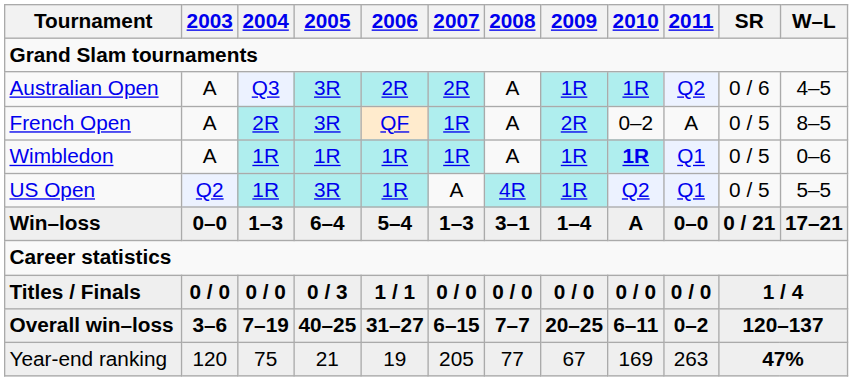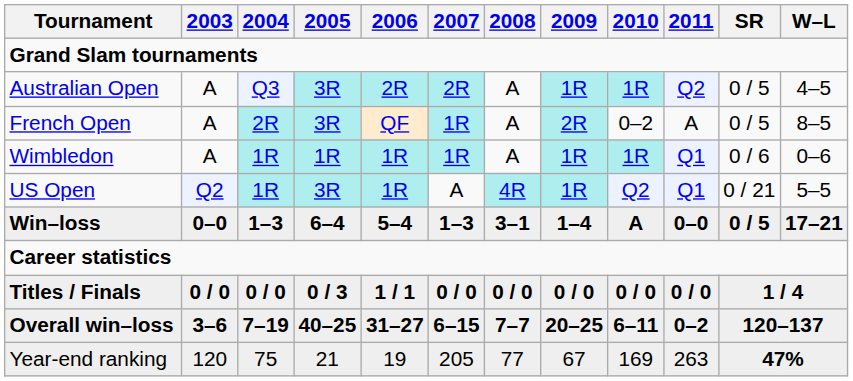(749, 88) 0 / 6 -> (749, 88) 0 / 5
(636, 155) bold -> (636, 155) normal
(749, 155) 0 / 5 -> (749, 155) 0 / 6
(749, 189) 0 / 5 -> (749, 189) 0 / 21
(749, 223) 0 / 21 -> (749, 223) 0 / 5
